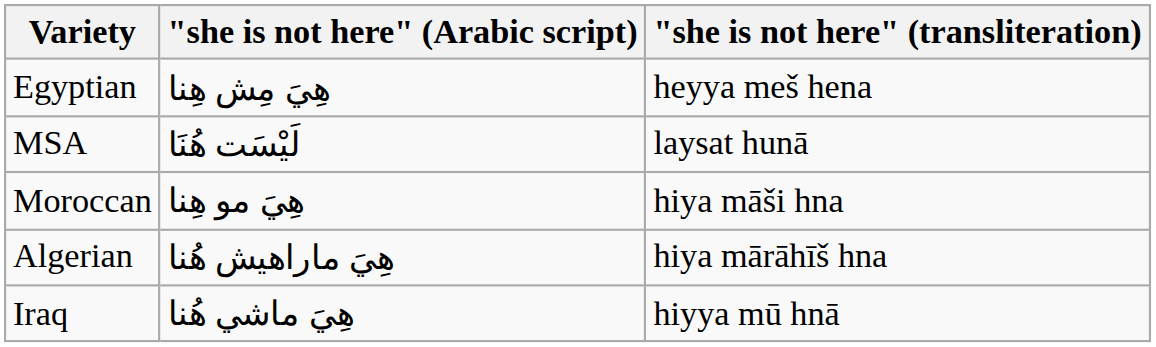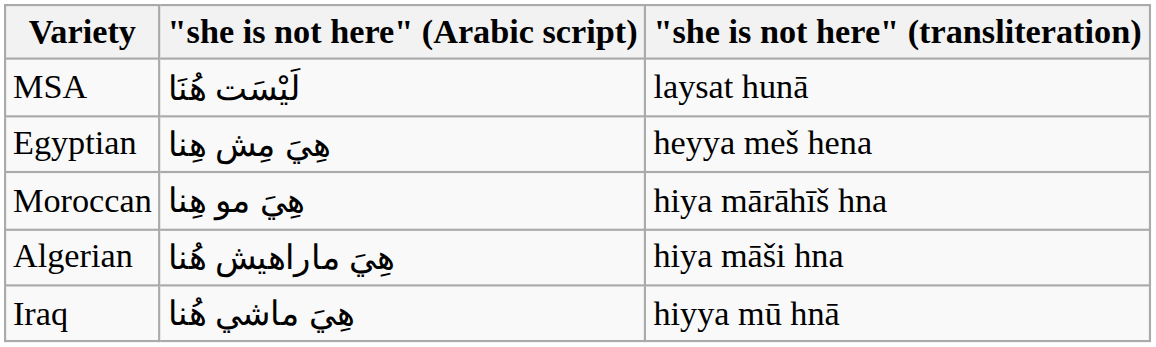rows swapped: (50, 143) <-> (75, 87)
(749, 199) hiya māši hna -> (770, 199) hiya mārāhīš hna
(770, 256) hiya mārāhīš hna -> (749, 256) hiya māši hna
